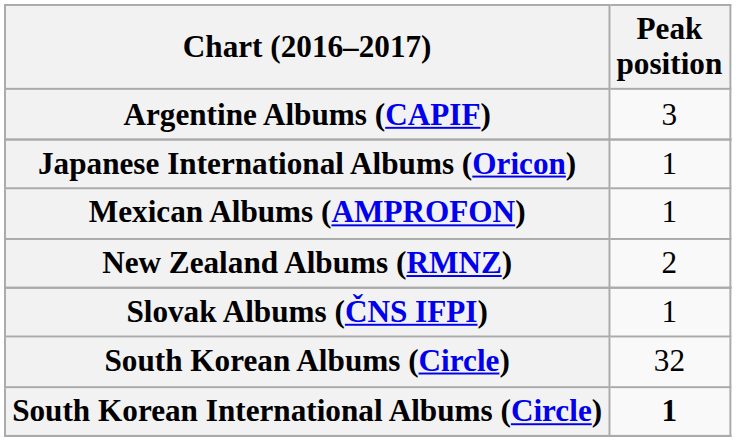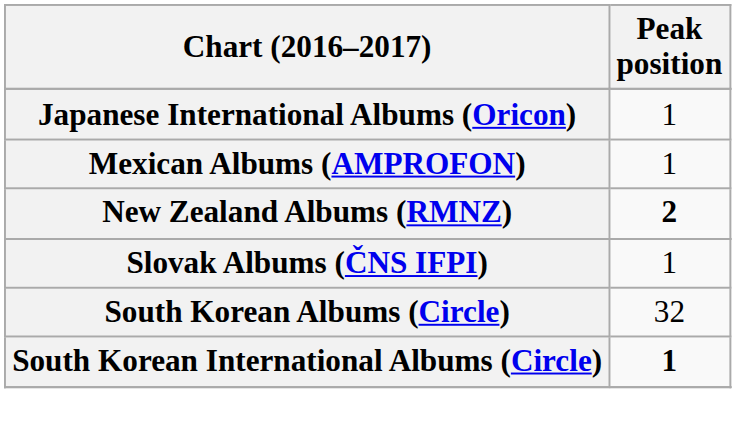- row: (307, 113)
(669, 262) normal -> (669, 212) bold
